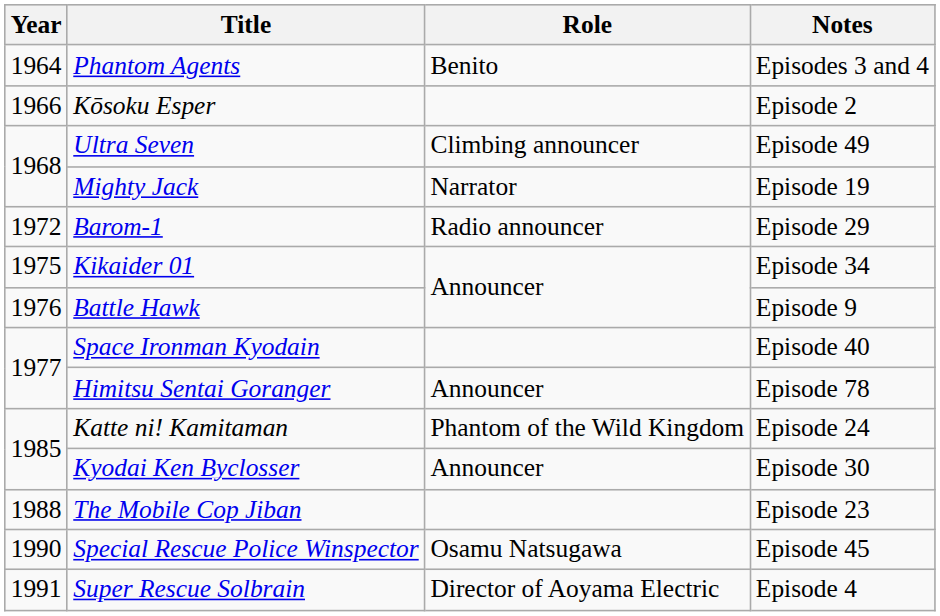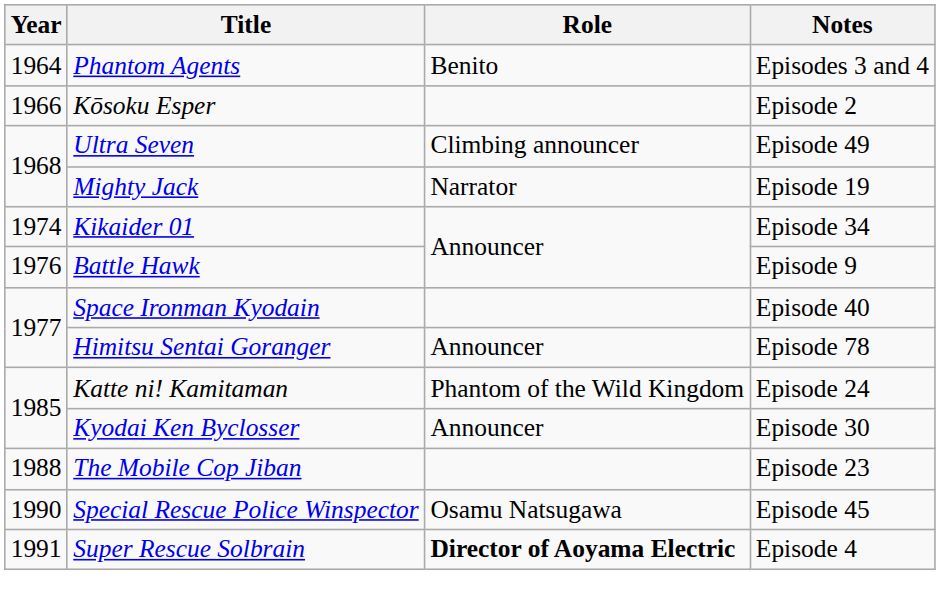- row: (118, 226)
(36, 266) 1975 -> (36, 226) 1974
(575, 589) normal -> (583, 549) bold
